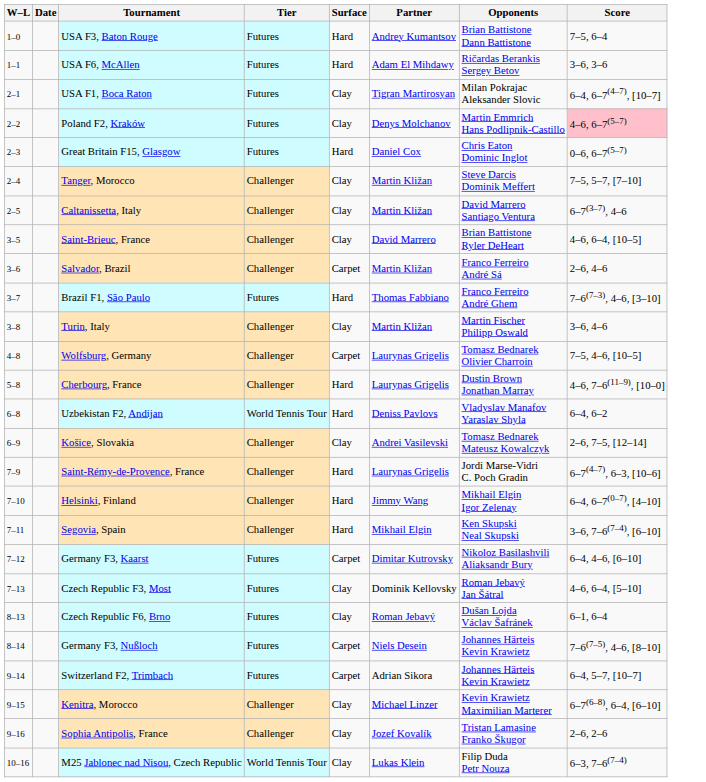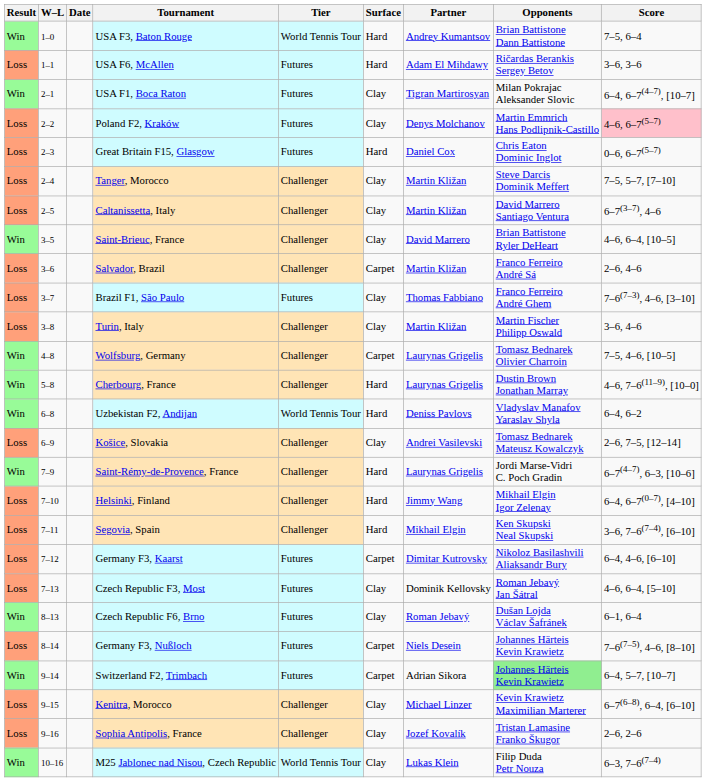+ column: (21, 13)
(263, 36) Futures -> (321, 36) World Tennis Tour
(342, 297) Hard -> (376, 297) Clay
(498, 675) no background -> (532, 675) lightgreen background
